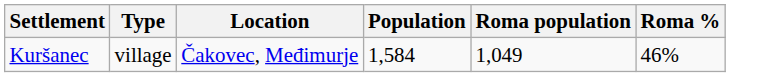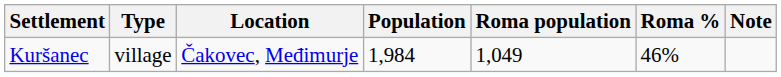+ column: (751, 21)
(391, 54) 1,584 -> (391, 54) 1,984
